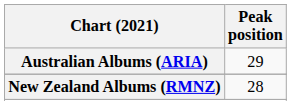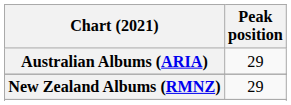(255, 86) 28 -> (255, 86) 29
